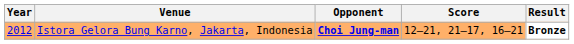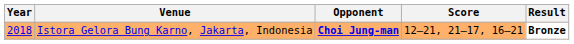(19, 30) 2012 -> (19, 30) 2018
